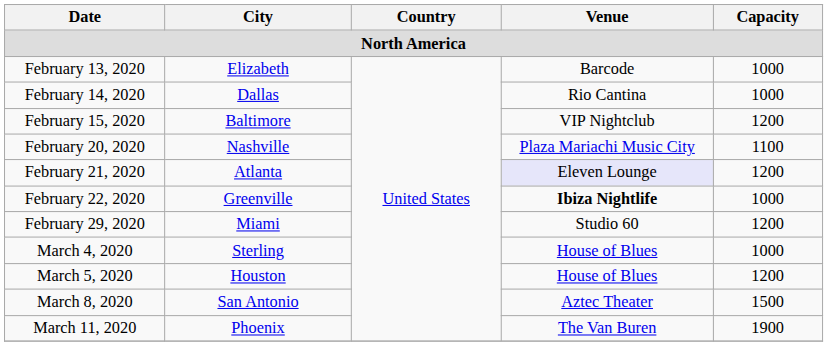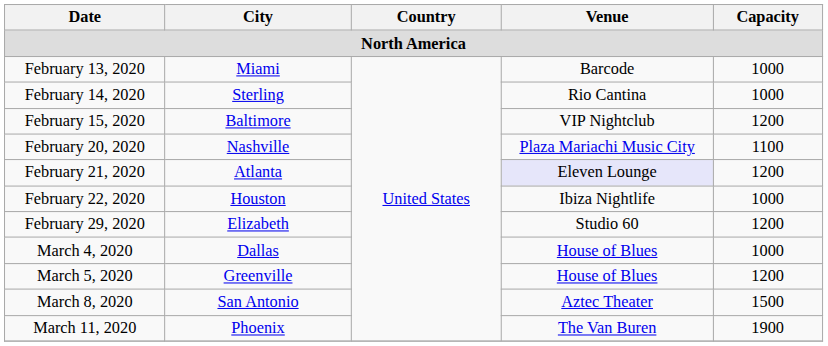(258, 69) Elizabeth -> (258, 69) Miami
(258, 95) Dallas -> (258, 95) Sterling
(258, 198) Greenville -> (258, 198) Houston
(607, 198) bold -> (607, 198) normal
(258, 224) Miami -> (258, 224) Elizabeth
(258, 250) Sterling -> (258, 250) Dallas
(258, 276) Houston -> (258, 276) Greenville
